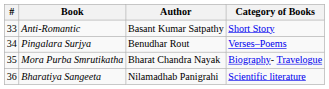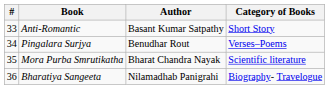(275, 60) Biography- Travelogue -> (267, 60) Scientific literature
(267, 76) Scientific literature -> (275, 76) Biography- Travelogue
